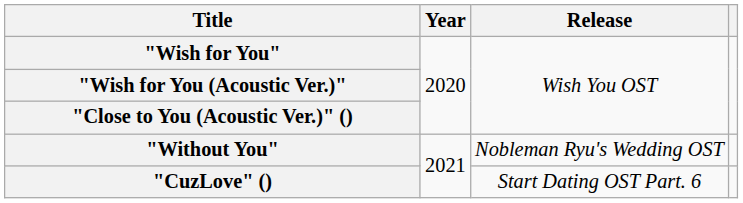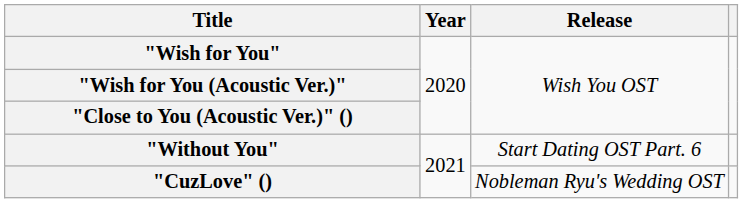(599, 149) Nobleman Ryu's Wedding OST -> (599, 149) Start Dating OST Part. 6
(599, 181) Start Dating OST Part. 6 -> (599, 181) Nobleman Ryu's Wedding OST
